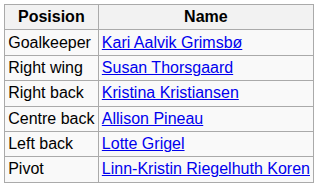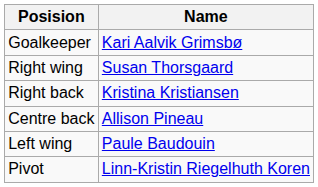- row: (41, 144)
+ row: (40, 144)
